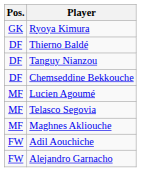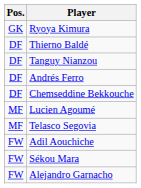+ row: (56, 77)
- row: (70, 126)
+ row: (54, 158)
